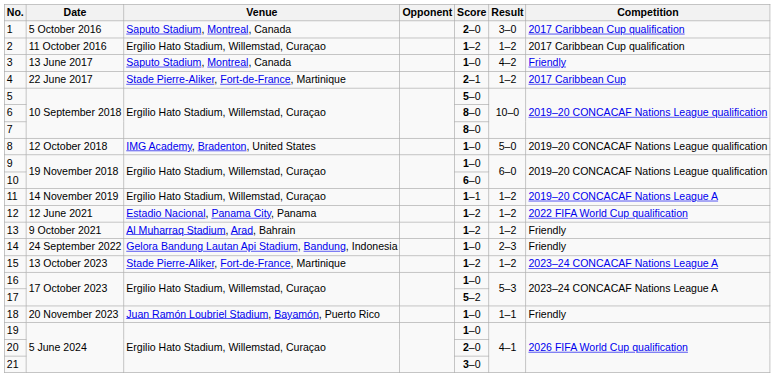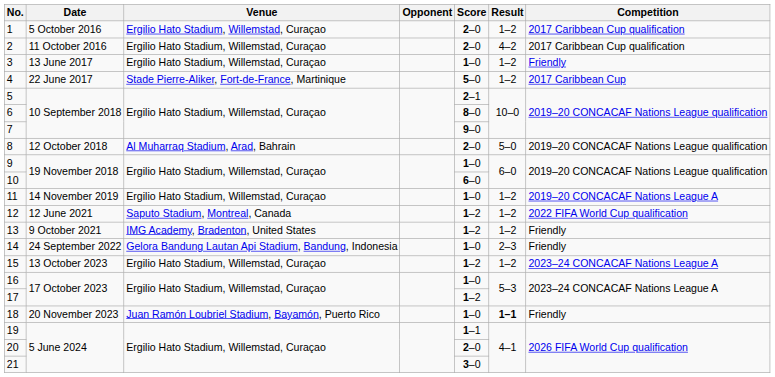(209, 29) Saputo Stadium, Montreal, Canada -> (226, 29) Ergilio Hato Stadium, Willemstad, Curaçao
(507, 29) 3–0 -> (507, 29) 1–2
(472, 46) 1–2 -> (472, 46) 2–0
(507, 46) 1–2 -> (507, 46) 4–2
(209, 63) Saputo Stadium, Montreal, Canada -> (226, 63) Ergilio Hato Stadium, Willemstad, Curaçao
(507, 63) 4–2 -> (507, 63) 1–2
(472, 79) 2–1 -> (472, 79) 5–0
(472, 96) 5–0 -> (472, 96) 2–1
(472, 130) 8–0 -> (472, 130) 9–0
(221, 146) IMG Academy, Bradenton, United States -> (211, 146) Al Muharraq Stadium, Arad, Bahrain
(472, 146) 1–0 -> (472, 146) 2–0
(472, 197) 1–1 -> (472, 197) 1–0
(221, 213) Estadio Nacional, Panama City, Panama -> (209, 213) Saputo Stadium, Montreal, Canada
(211, 230) Al Muharraq Stadium, Arad, Bahrain -> (221, 230) IMG Academy, Bradenton, United States
(236, 264) Stade Pierre-Aliker, Fort-de-France, Martinique -> (226, 264) Ergilio Hato Stadium, Willemstad, Curaçao
(472, 297) 5–2 -> (472, 297) 1–2
(507, 314) normal -> (507, 314) bold
(472, 331) 1–0 -> (472, 331) 1–1
